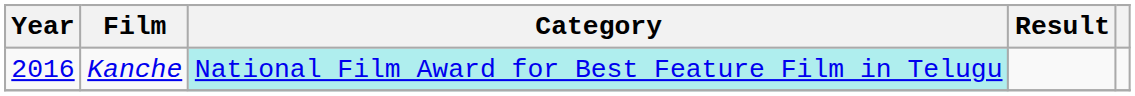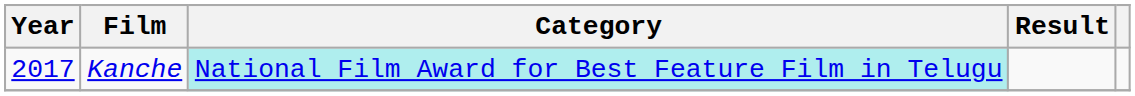(43, 70) 2016 -> (43, 70) 2017
